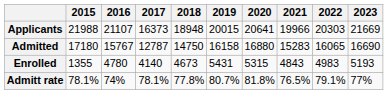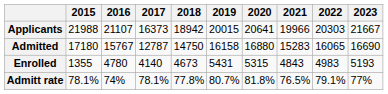(189, 30) 18948 -> (189, 30) 18942
(365, 30) 21669 -> (365, 30) 21667
